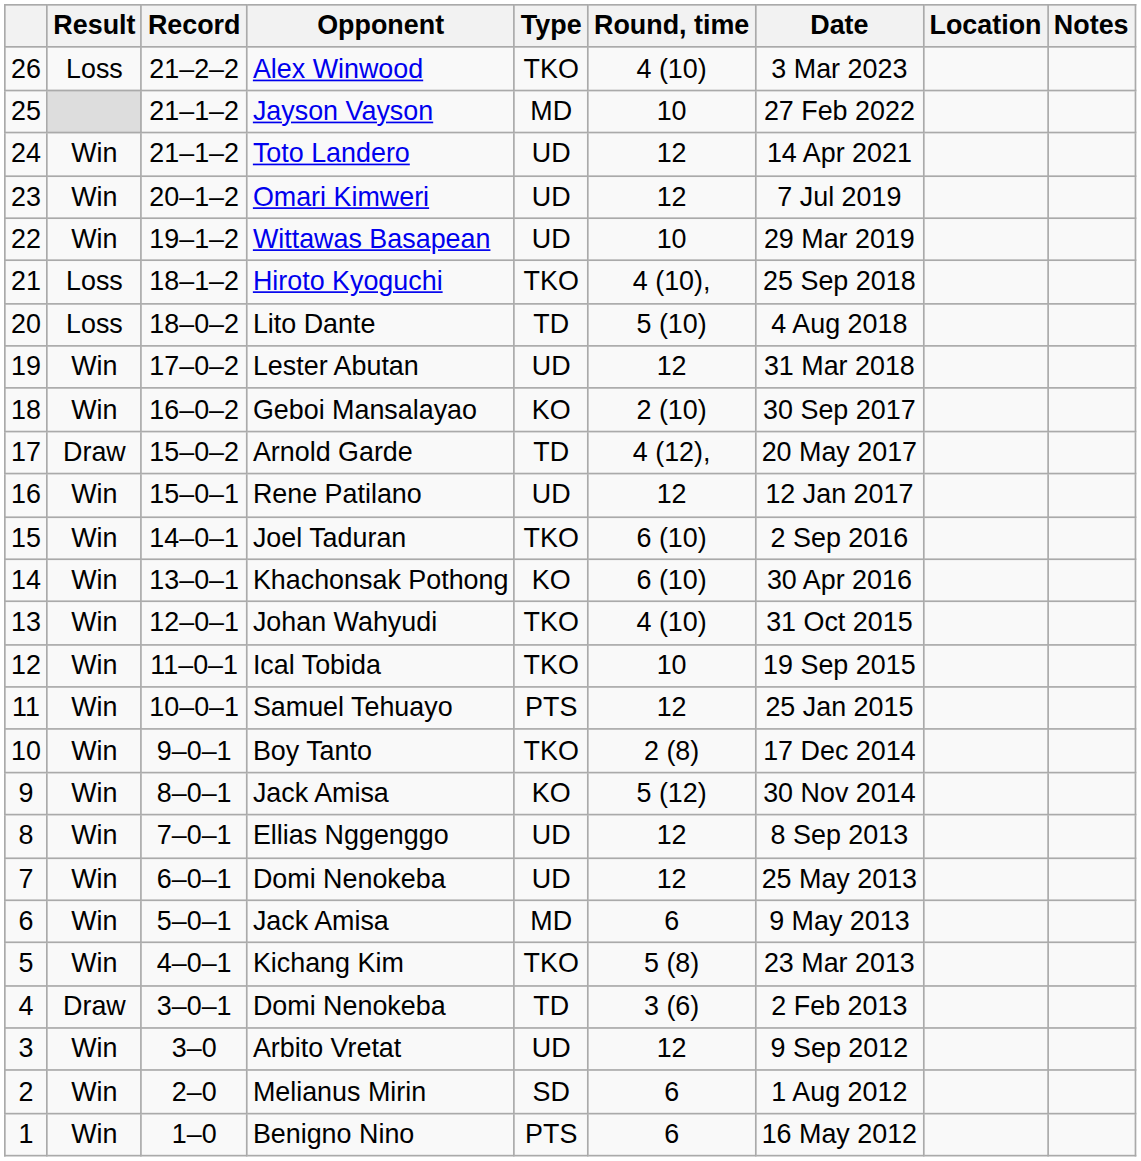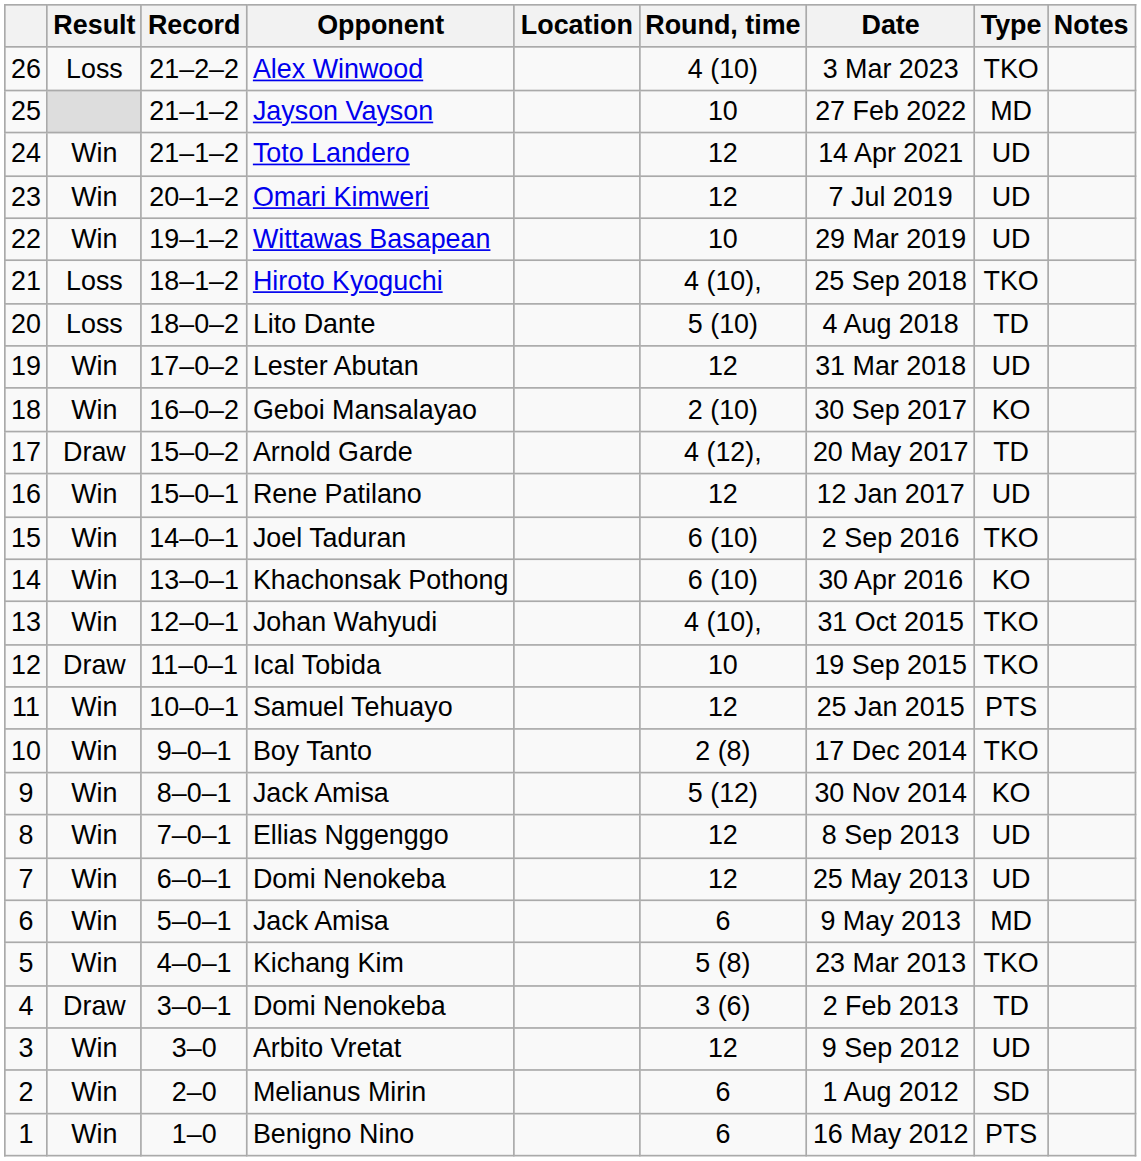columns swapped: (551, 25) <-> (985, 25)
(672, 622) 4 (10) -> (723, 622) 4 (10),
(94, 665) Win -> (94, 665) Draw
